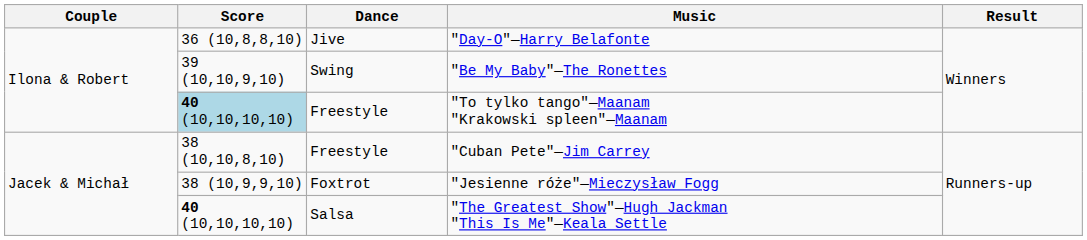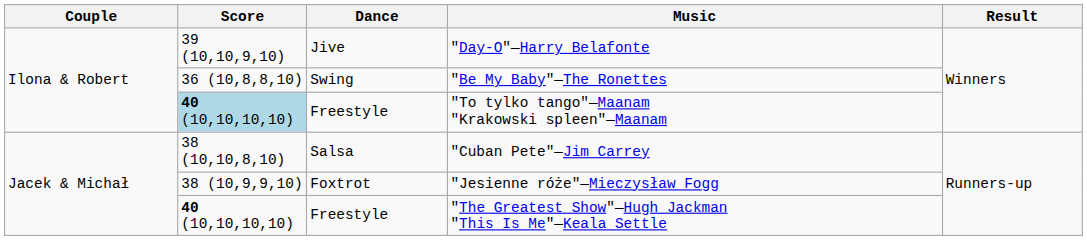(242, 40) 36 (10,8,8,10) -> (233, 48) 39 (10,10,9,10)
(233, 72) 39 (10,10,9,10) -> (242, 80) 36 (10,8,8,10)
(349, 152) Freestyle -> (332, 152) Salsa
(332, 216) Salsa -> (349, 216) Freestyle
